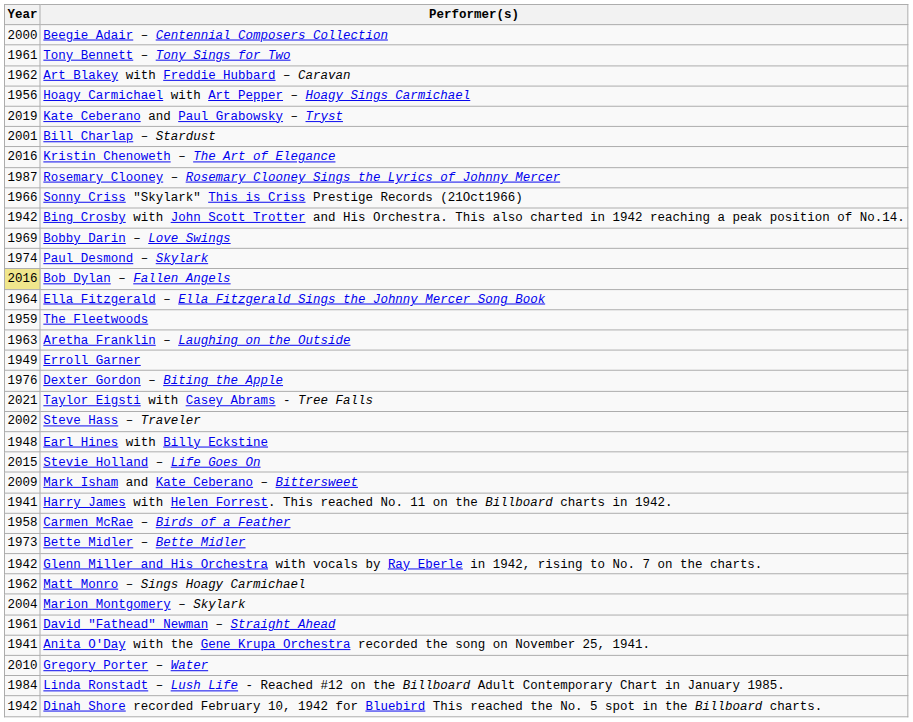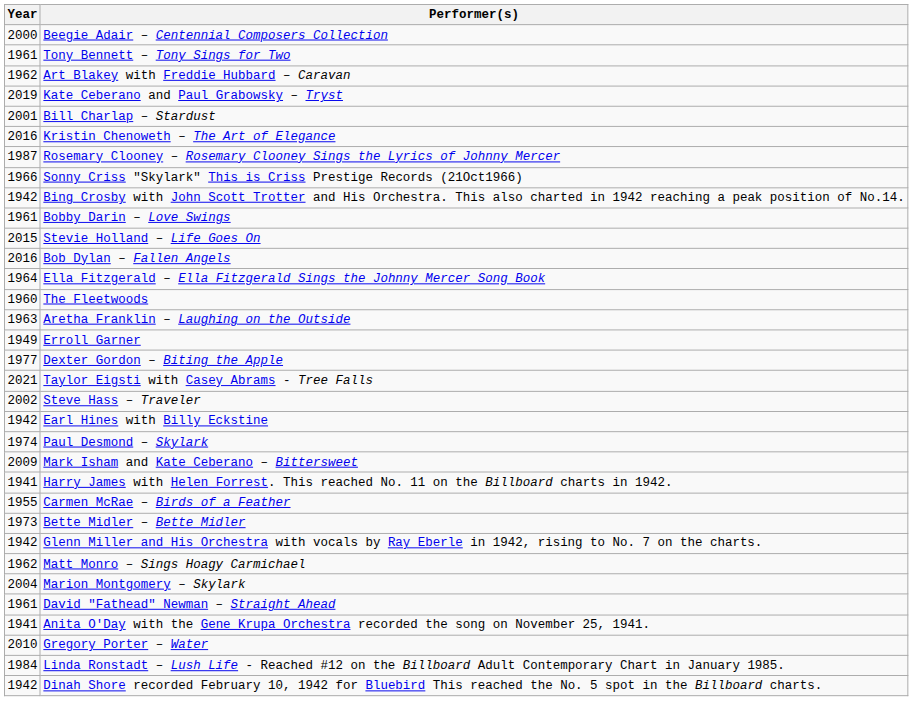- row: (257, 96)
(22, 238) 1969 -> (22, 218) 1961
rows swapped: (126, 259) <-> (152, 462)
(22, 279) khaki background -> (22, 259) no background
(22, 320) 1959 -> (22, 299) 1960
(22, 381) 1976 -> (22, 360) 1977
(22, 442) 1948 -> (22, 421) 1942
(22, 523) 1958 -> (22, 503) 1955
